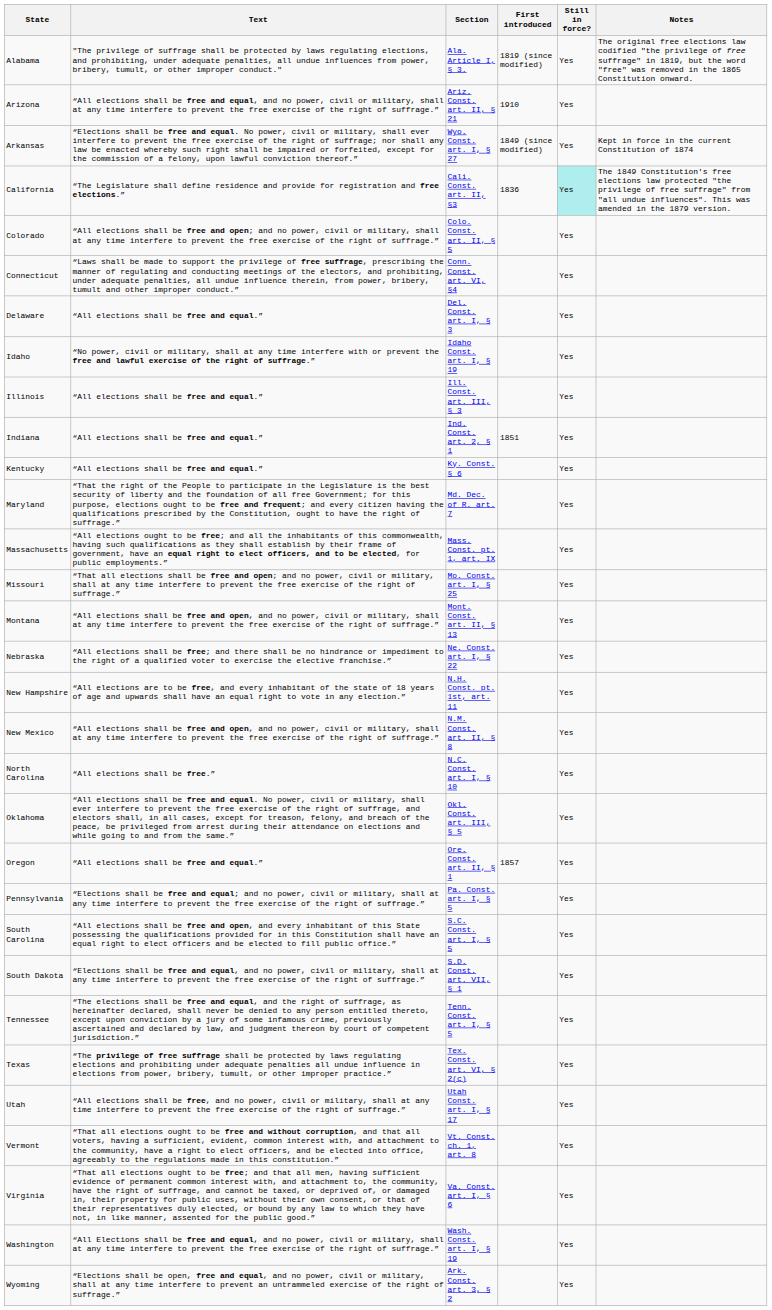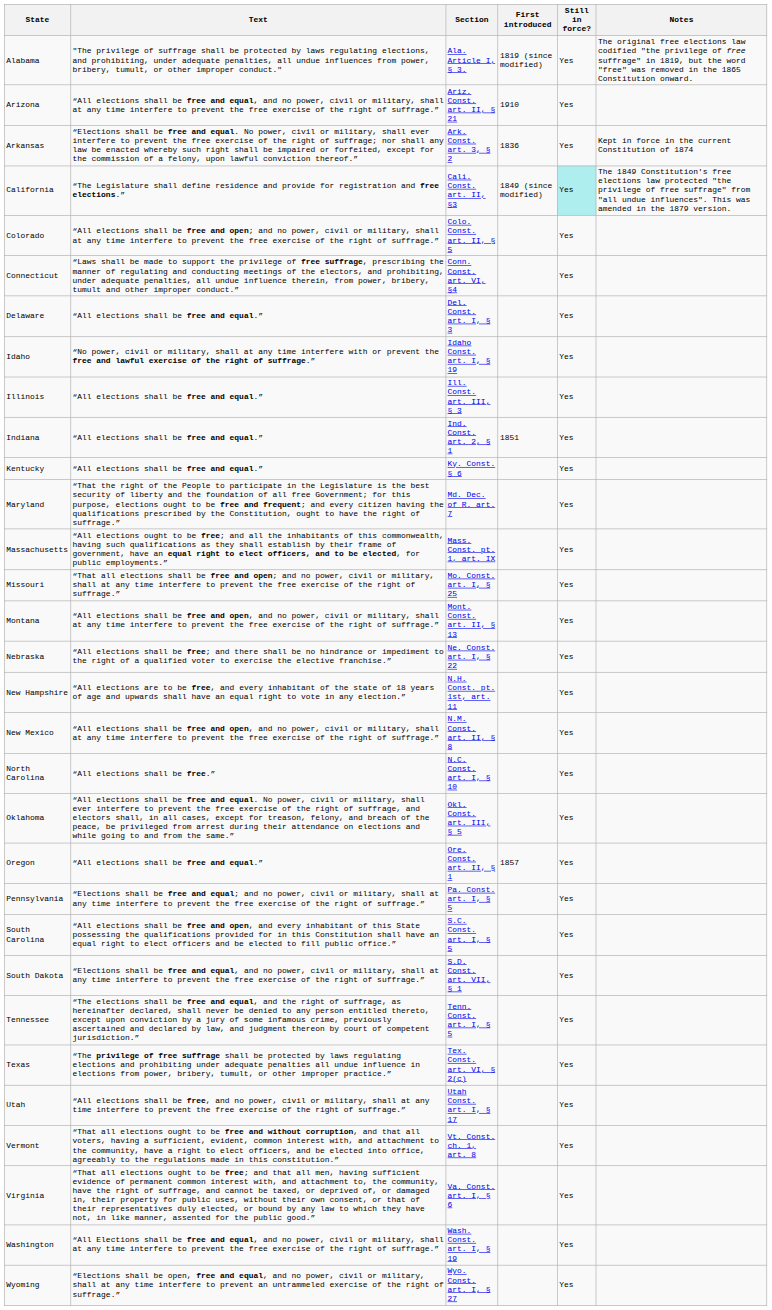(469, 146) Wyo. Const. art. I, § 27 -> (469, 146) Ark. Const. art. 3, § 2
(526, 146) 1849 (since modified) -> (509, 146) 1836
(509, 191) 1836 -> (526, 191) 1849 (since modified)
(469, 1285) Ark. Const. art. 3, § 2 -> (469, 1285) Wyo. Const. art. I, § 27
